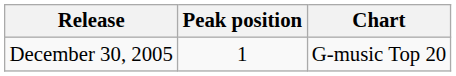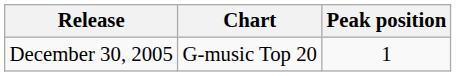columns swapped: (379, 20) <-> (242, 20)
